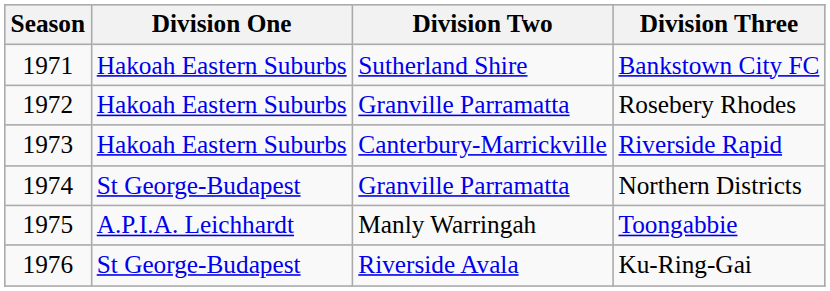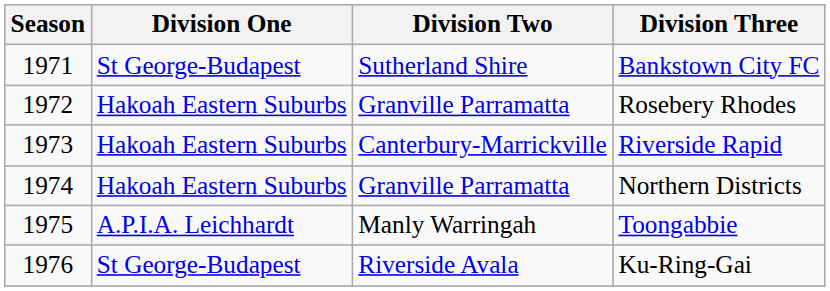(222, 64) Hakoah Eastern Suburbs -> (199, 64) St George-Budapest
(199, 184) St George-Budapest -> (222, 184) Hakoah Eastern Suburbs
